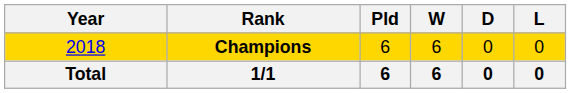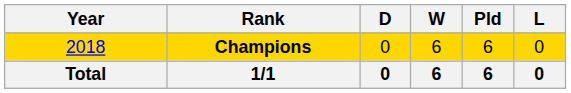columns swapped: (385, 19) <-> (488, 19)
